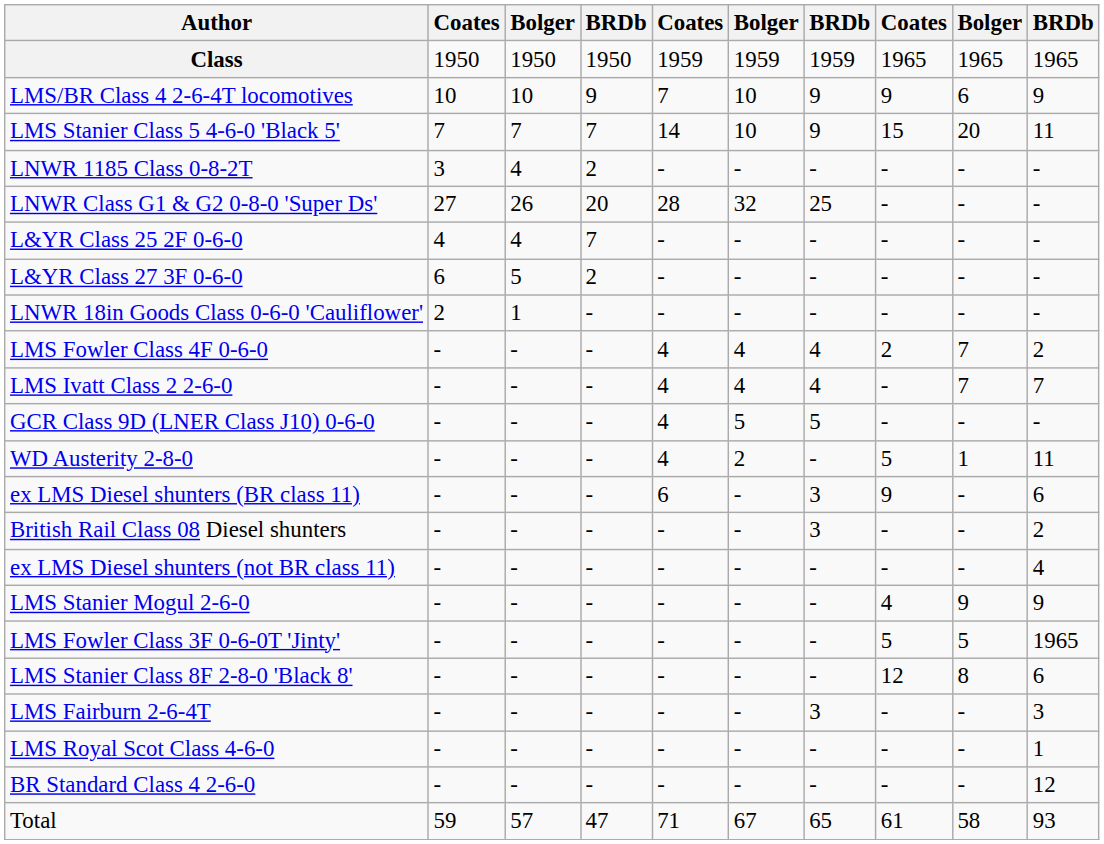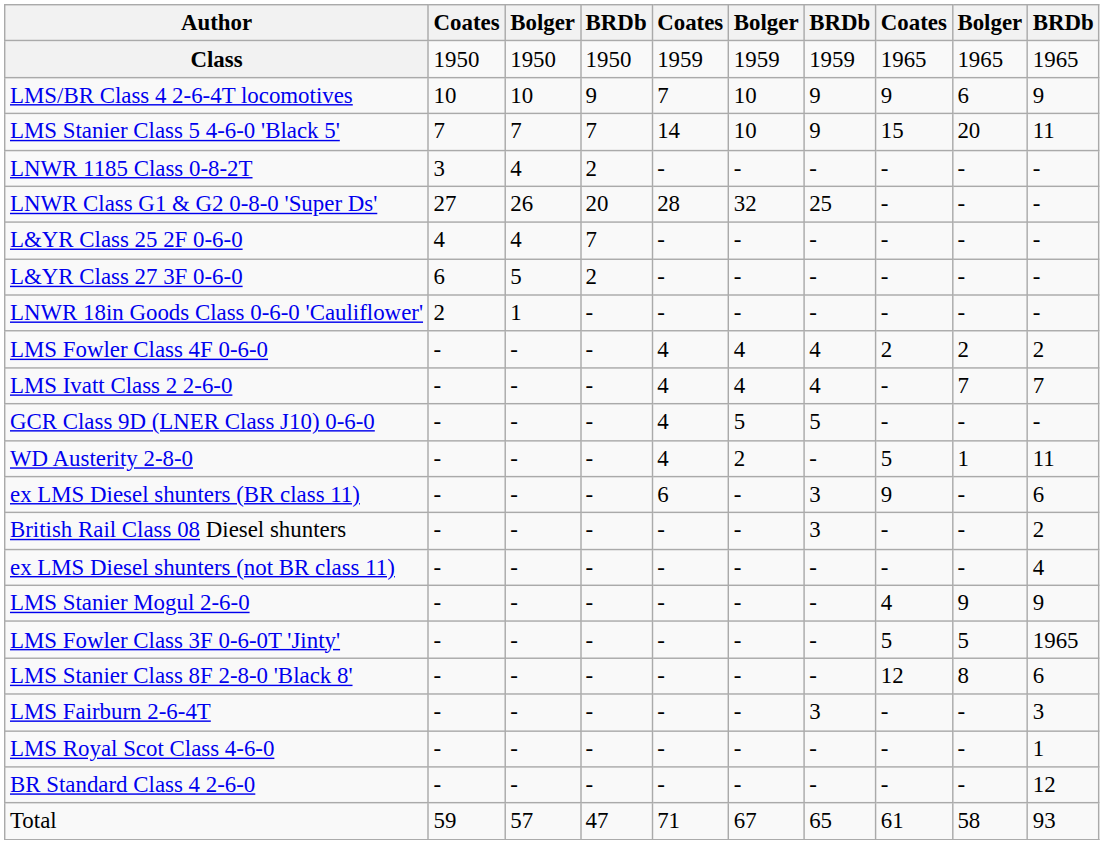(963, 349) 7 -> (963, 349) 2
